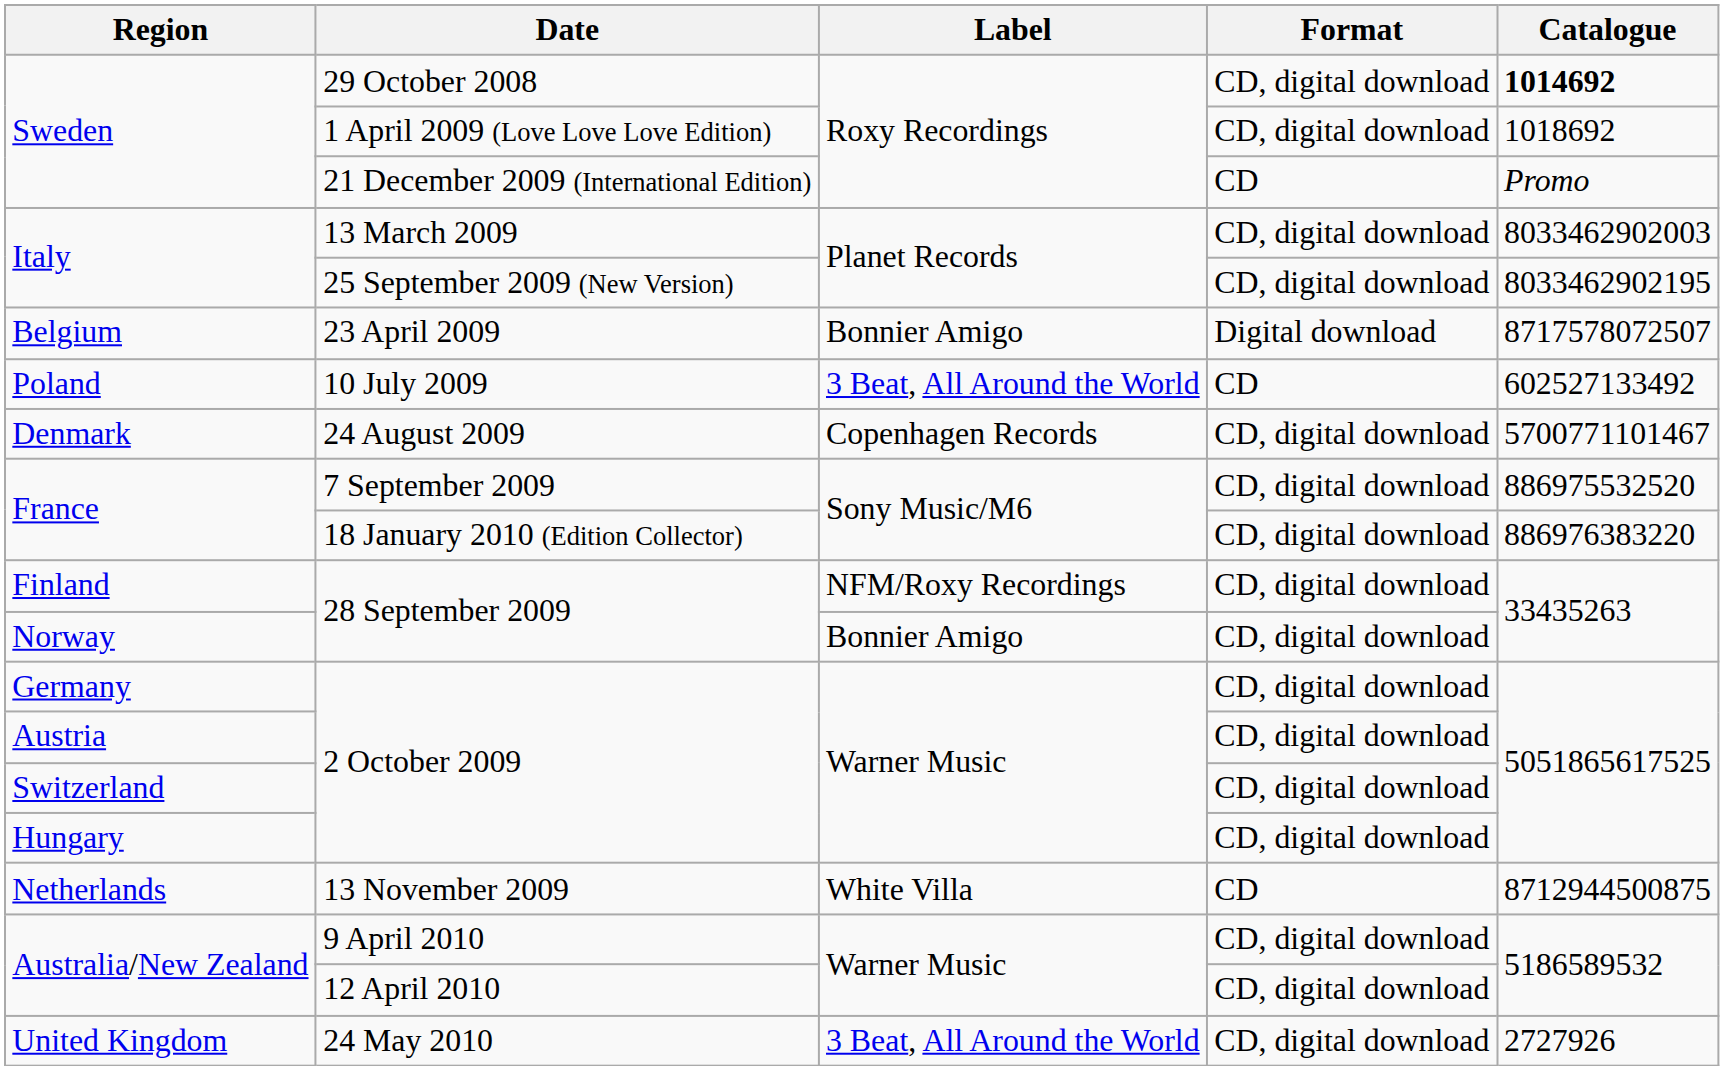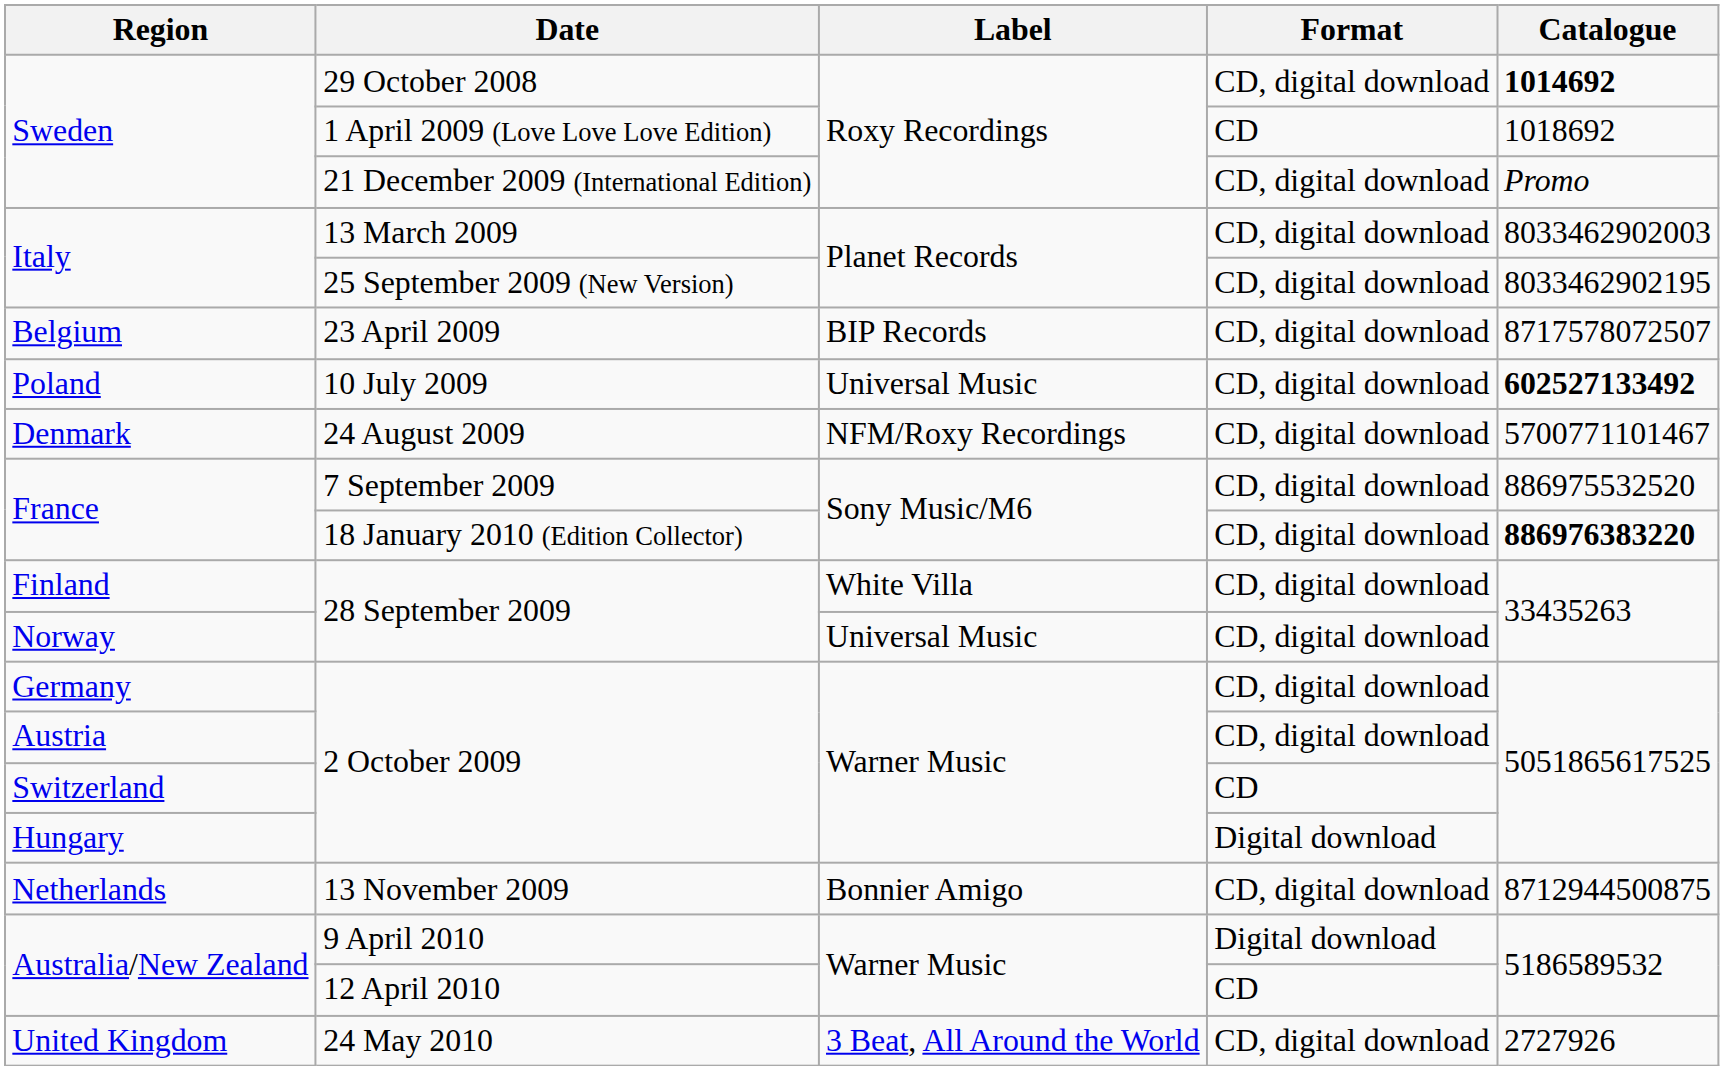(1352, 130) CD, digital download -> (1236, 130) CD
(1236, 181) CD -> (1352, 181) CD, digital download
(925, 332) Bonnier Amigo -> (906, 332) BIP Records
(1325, 332) Digital download -> (1352, 332) CD, digital download
(1013, 383) 3 Beat, All Around the World -> (932, 383) Universal Music
(1236, 383) CD -> (1352, 383) CD, digital download
(1600, 383) normal -> (1600, 383) bold
(962, 433) Copenhagen Records -> (976, 433) NFM/Roxy Recordings
(1600, 534) normal -> (1600, 534) bold
(976, 585) NFM/Roxy Recordings -> (899, 585) White Villa
(925, 635) Bonnier Amigo -> (932, 635) Universal Music
(1352, 787) CD, digital download -> (1236, 787) CD
(1352, 837) CD, digital download -> (1325, 837) Digital download
(899, 888) White Villa -> (925, 888) Bonnier Amigo
(1236, 888) CD -> (1352, 888) CD, digital download
(1352, 938) CD, digital download -> (1325, 938) Digital download
(1352, 989) CD, digital download -> (1236, 989) CD
